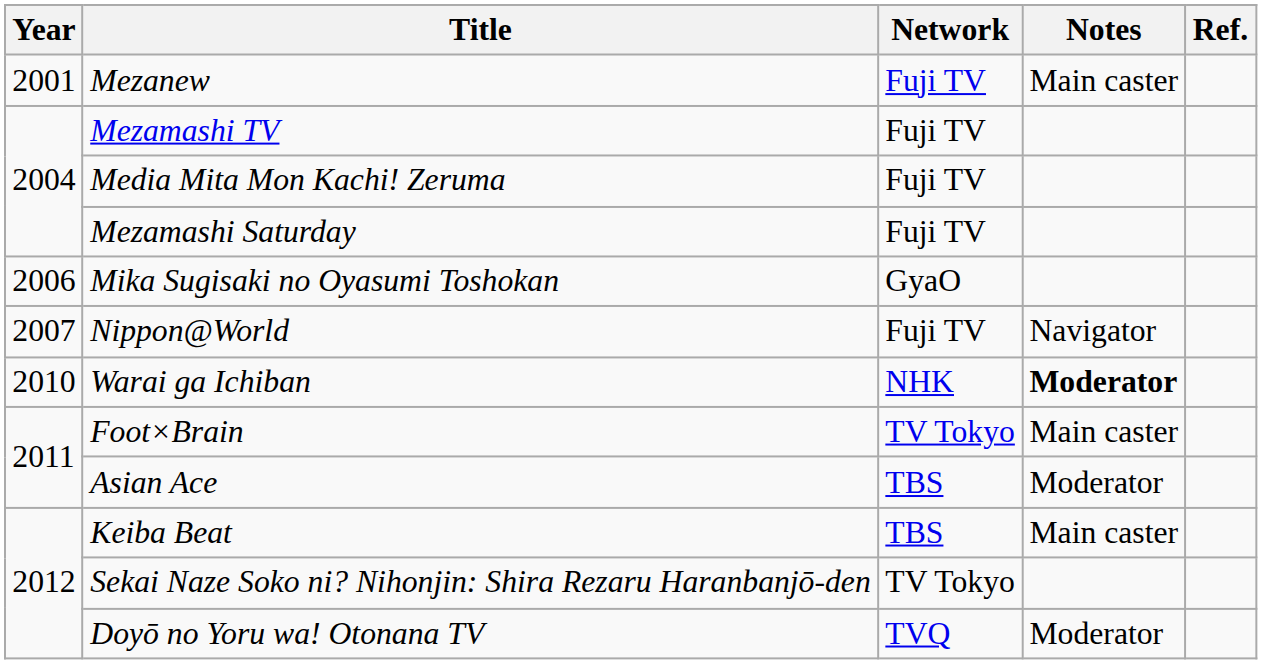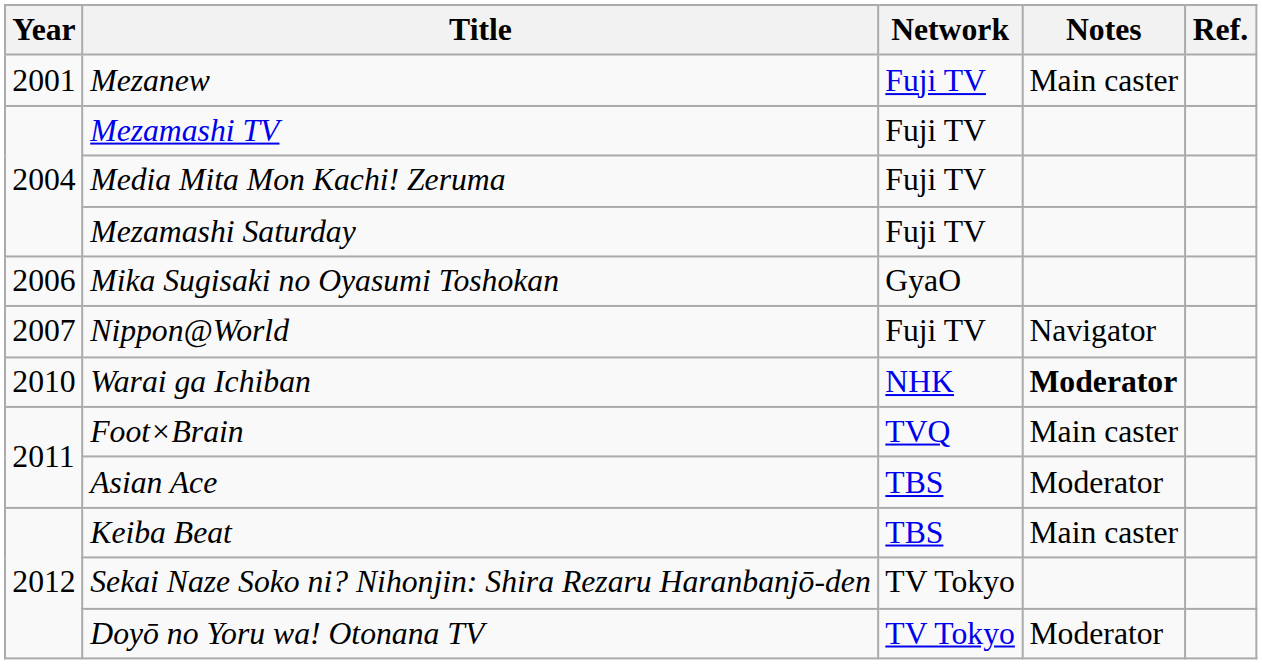(950, 431) TV Tokyo -> (918, 431) TVQ
(918, 632) TVQ -> (950, 632) TV Tokyo
